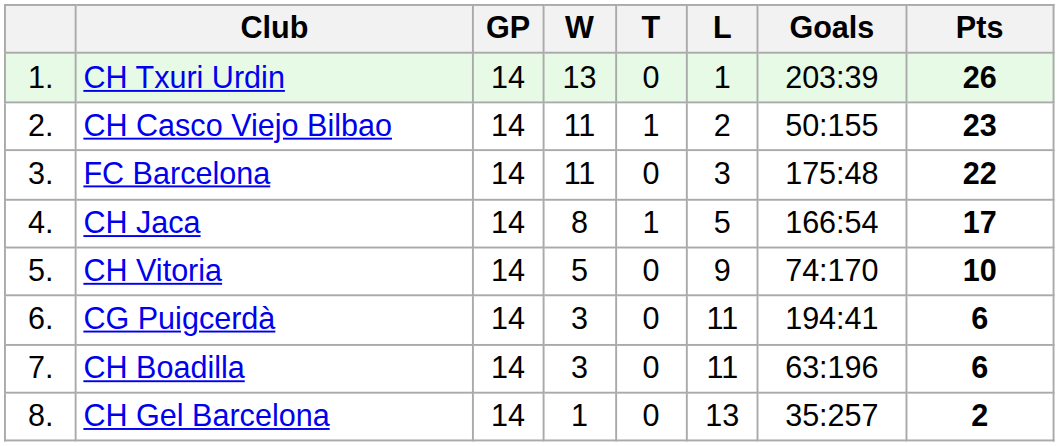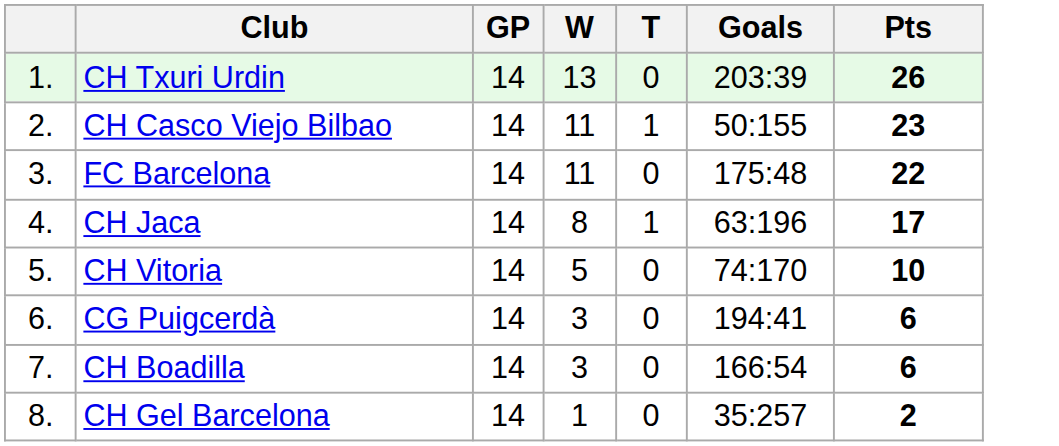- column: (722, 28)
(832, 222) 166:54 -> (760, 222) 63:196
(832, 367) 63:196 -> (760, 367) 166:54
